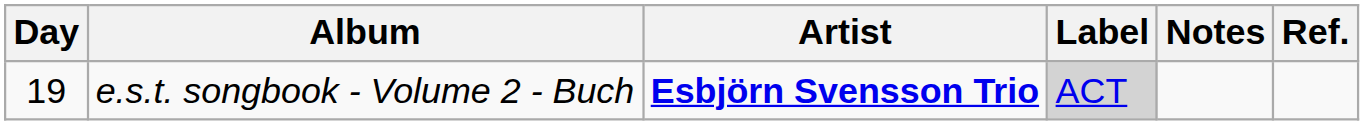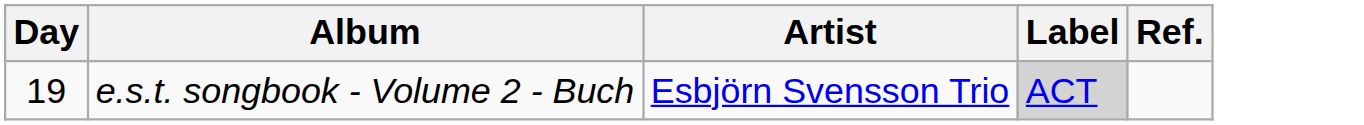- column: (1216, 32)
(845, 89) bold -> (830, 89) normal
